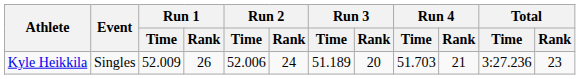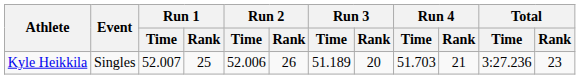(161, 63) 52.009 -> (161, 63) 52.007
(204, 63) 26 -> (204, 63) 25
(289, 63) 24 -> (289, 63) 26
